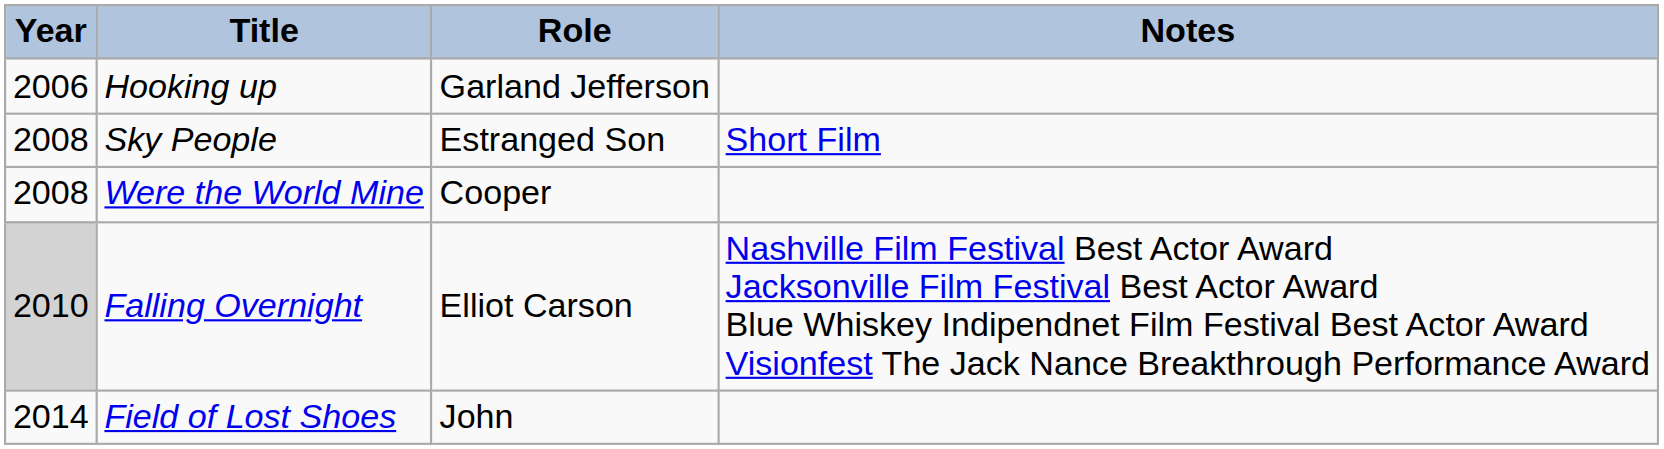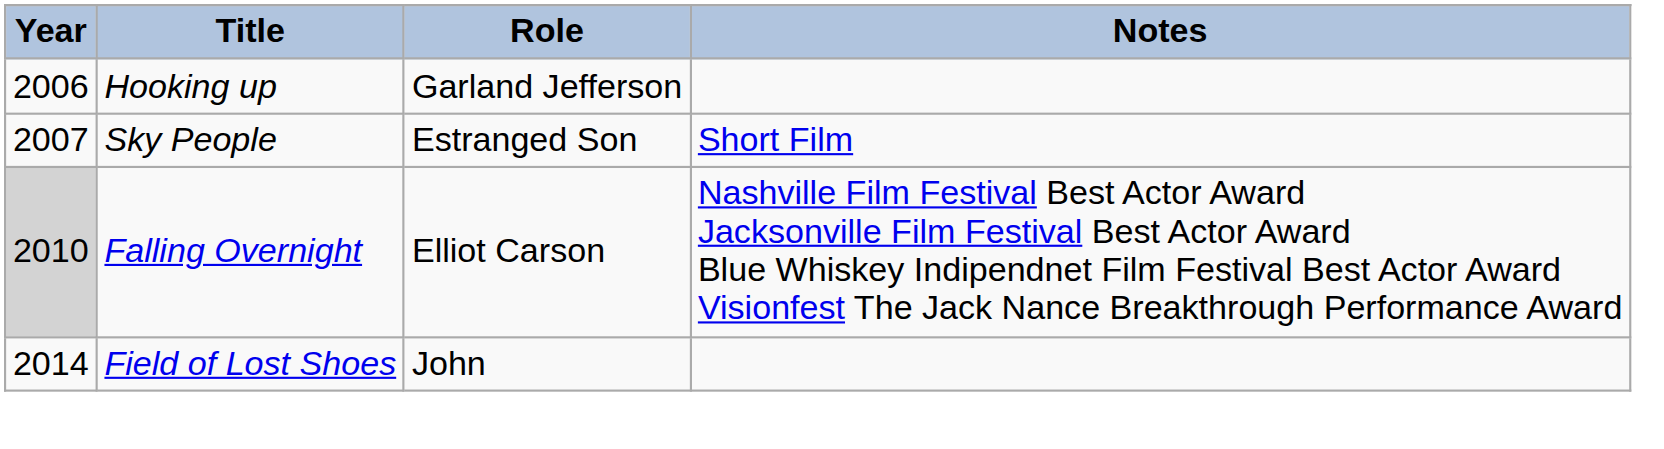(51, 139) 2008 -> (51, 139) 2007
- row: (264, 193)
